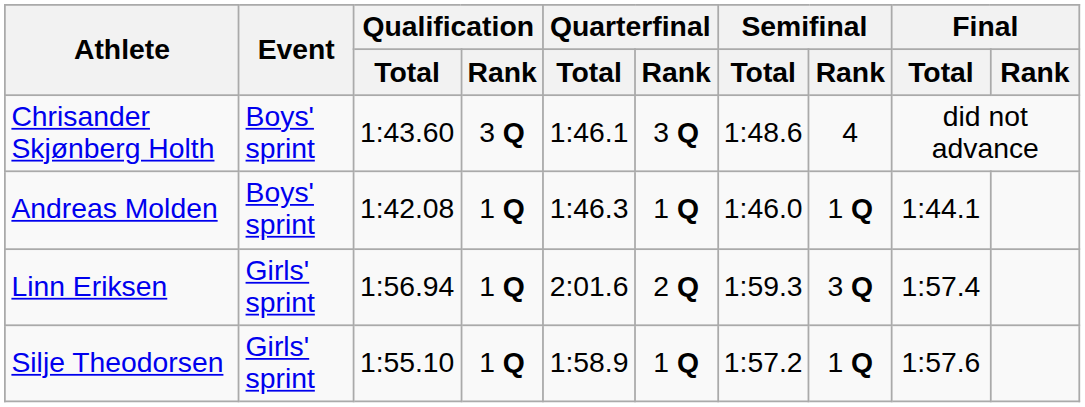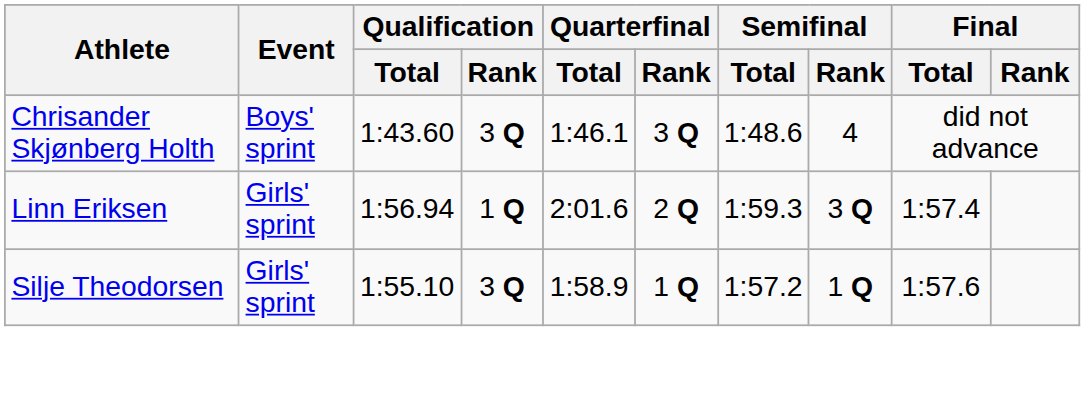- row: (115, 209)
(502, 363) 1 Q -> (502, 286) 3 Q
